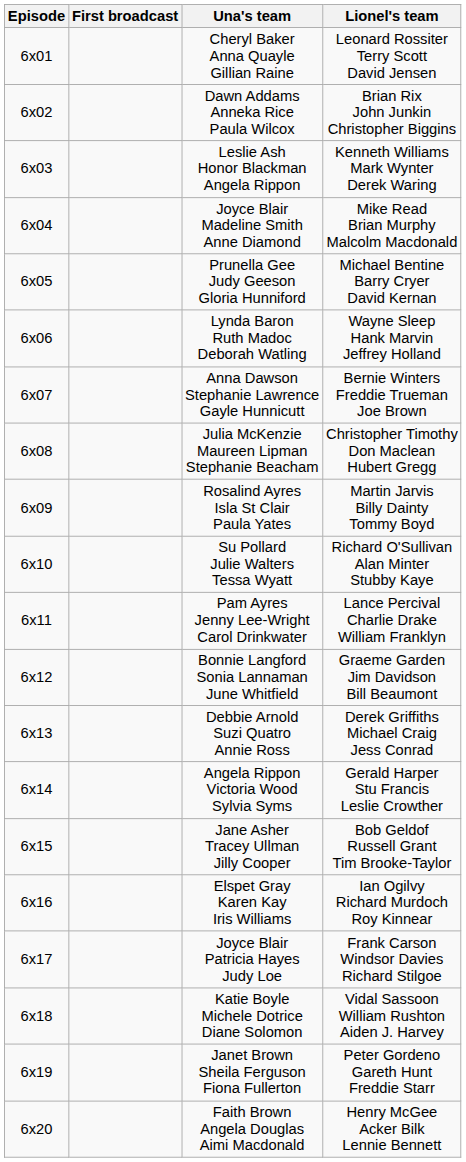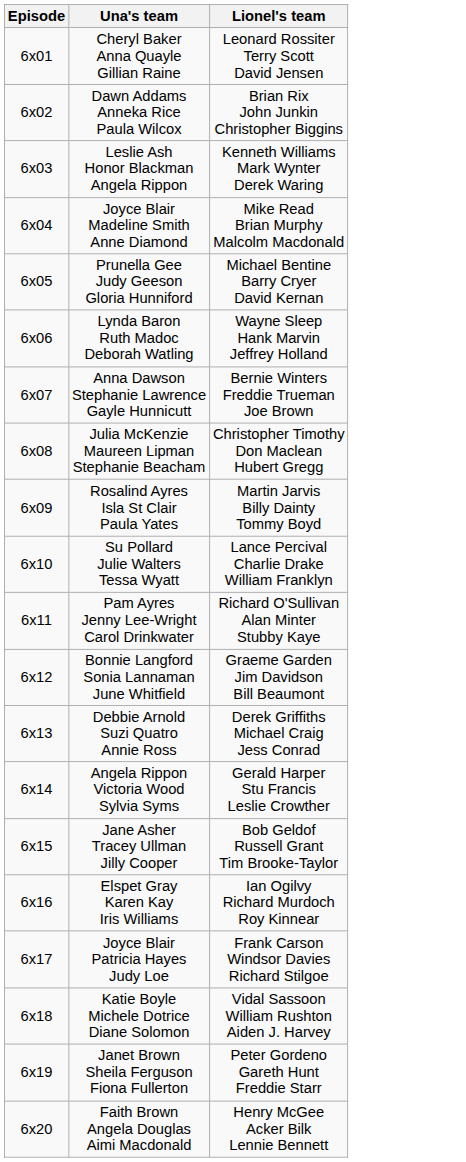- column: (125, 16)
(392, 564) Richard O'Sullivan Alan Minter Stubby Kaye -> (279, 564) Lance Percival Charlie Drake William Franklyn
(392, 620) Lance Percival Charlie Drake William Franklyn -> (279, 620) Richard O'Sullivan Alan Minter Stubby Kaye
